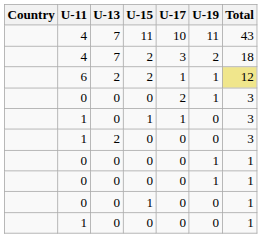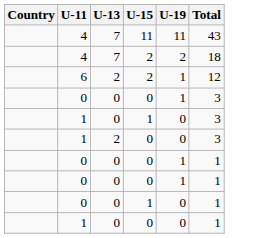- column: (173, 14)
(247, 77) khaki background -> (214, 77) no background
